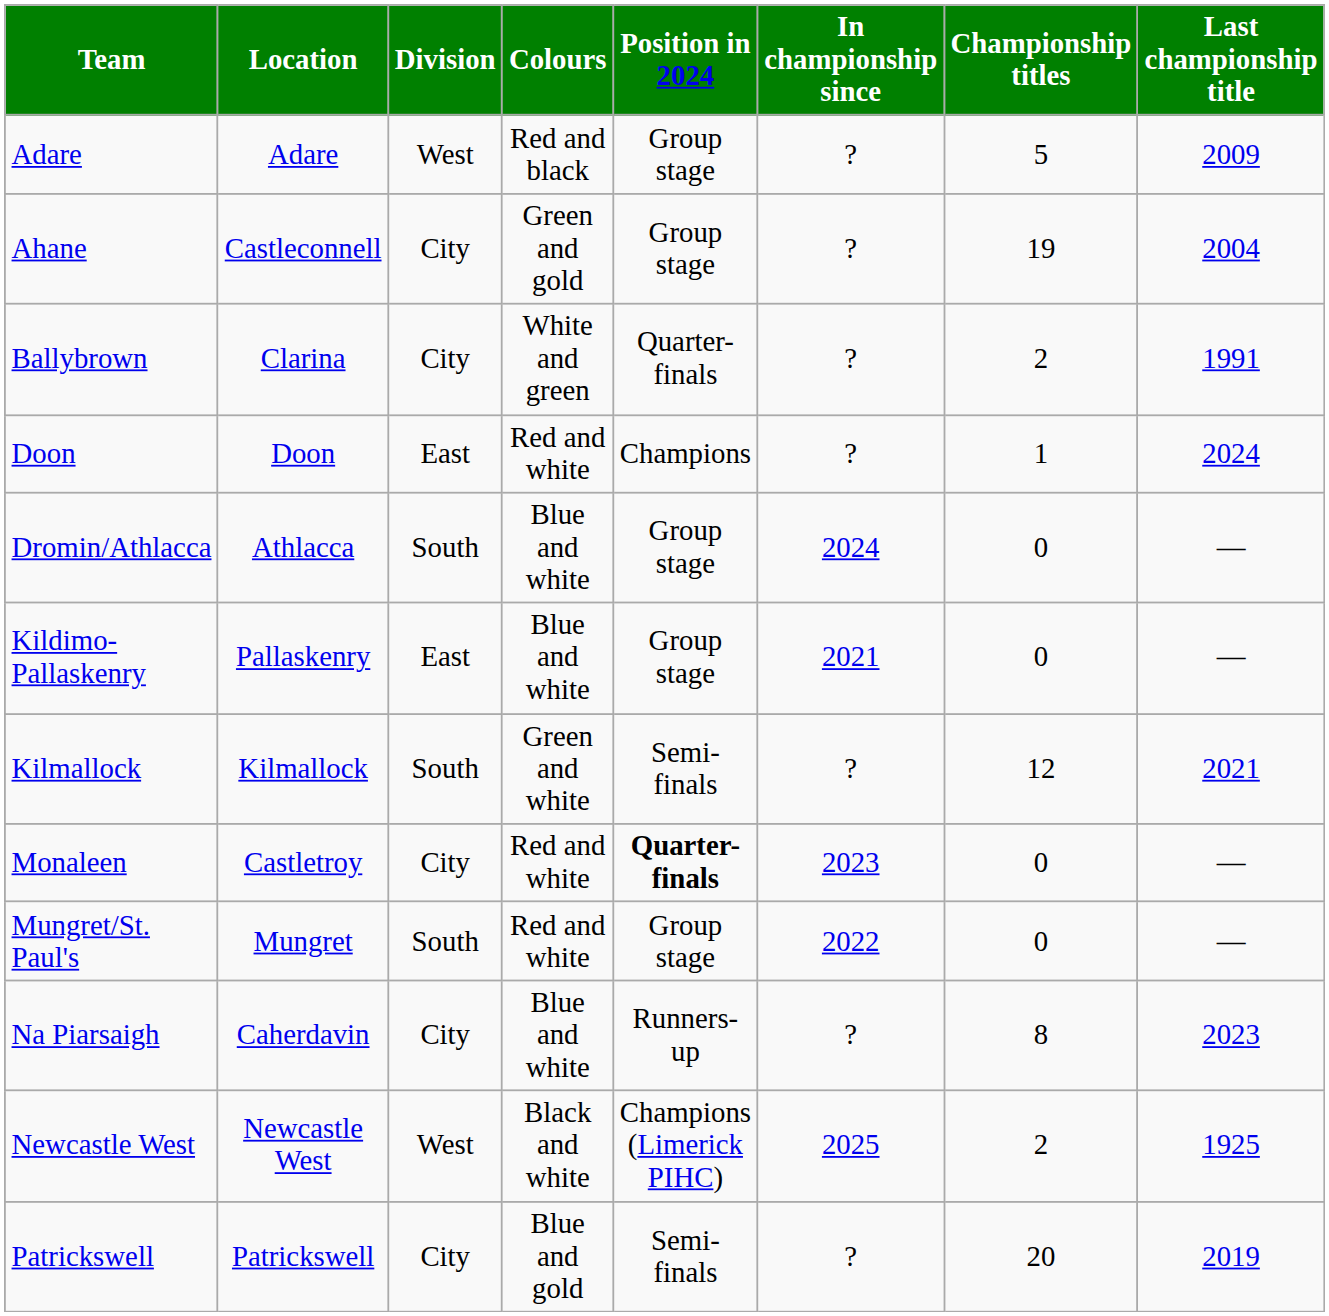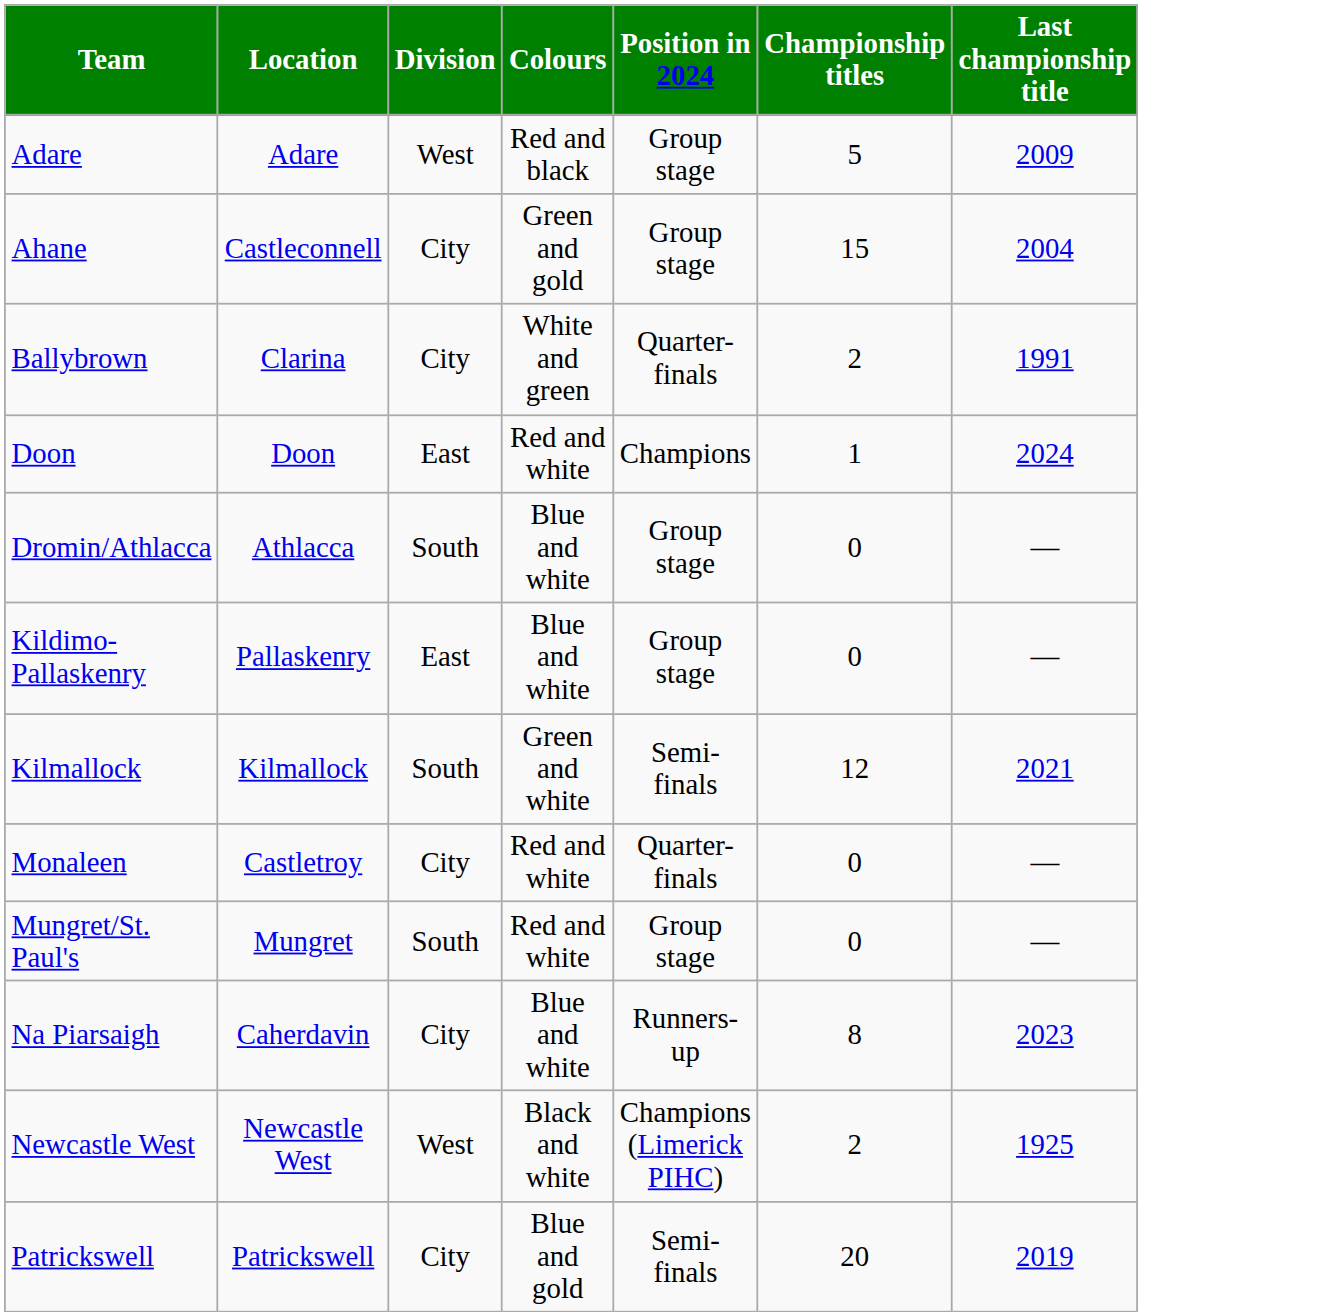- column: (851, 59)
(1041, 248) 19 -> (855, 248) 15
(685, 862) bold -> (685, 862) normal
